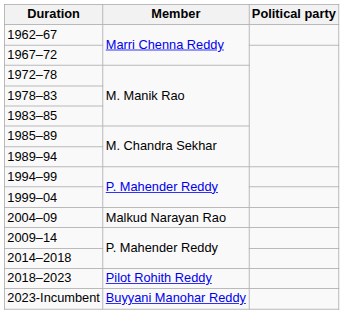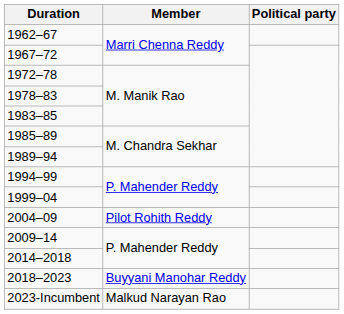(166, 217) Malkud Narayan Rao -> (159, 217) Pilot Rohith Reddy
(159, 278) Pilot Rohith Reddy -> (176, 278) Buyyani Manohar Reddy
(176, 298) Buyyani Manohar Reddy -> (166, 298) Malkud Narayan Rao
